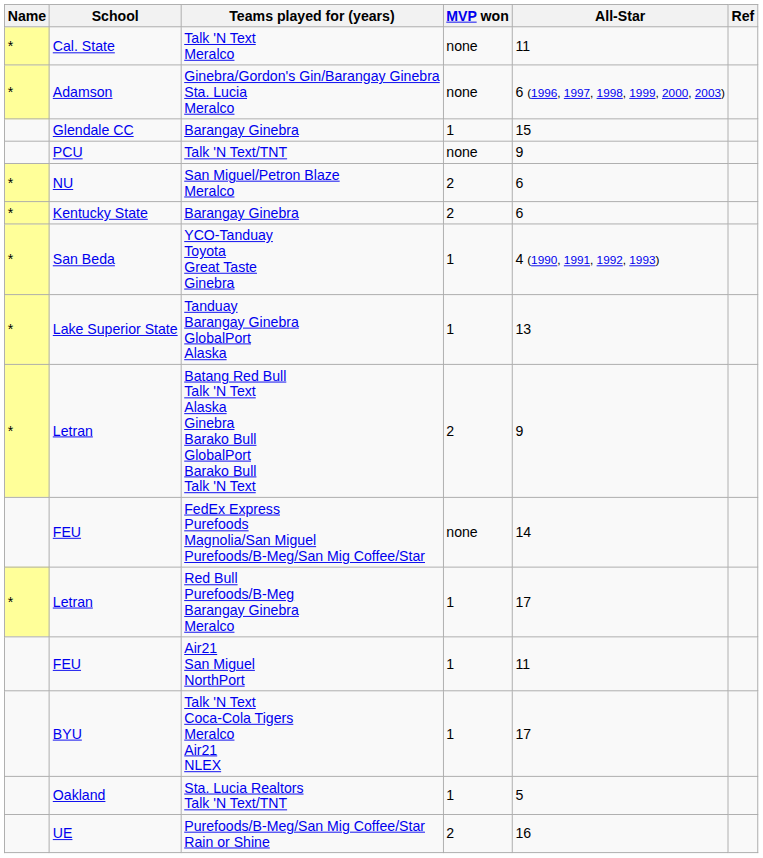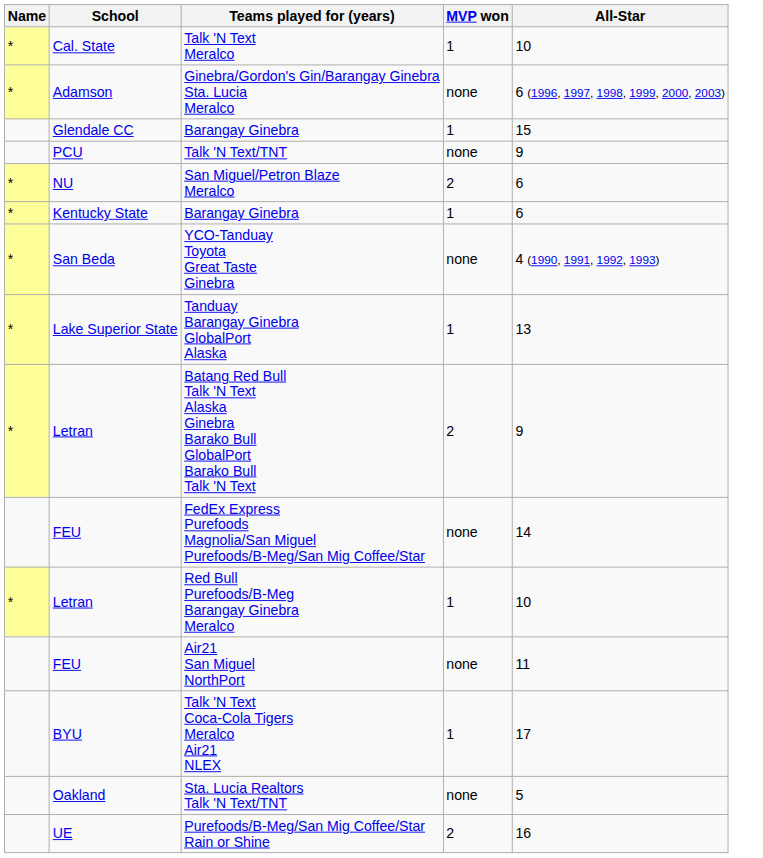- column: (743, 16)
(462, 46) none -> (450, 46) 1
(523, 46) 11 -> (523, 46) 10
(450, 213) 2 -> (450, 213) 1
(450, 259) 1 -> (462, 259) none
(523, 602) 17 -> (523, 602) 10
(450, 664) 1 -> (462, 664) none
(450, 796) 1 -> (462, 796) none
